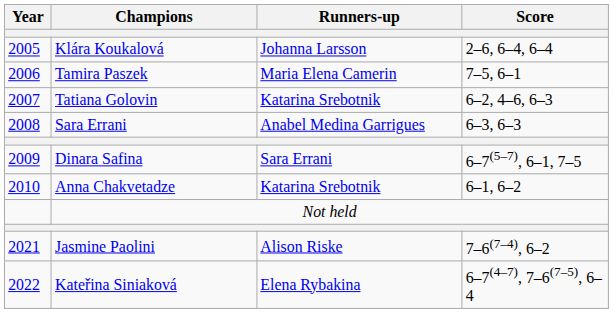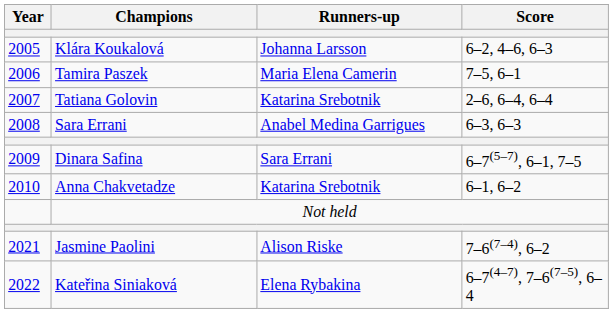(509, 49) 2–6, 6–4, 6–4 -> (509, 49) 6–2, 4–6, 6–3
(509, 99) 6–2, 4–6, 6–3 -> (509, 99) 2–6, 6–4, 6–4
